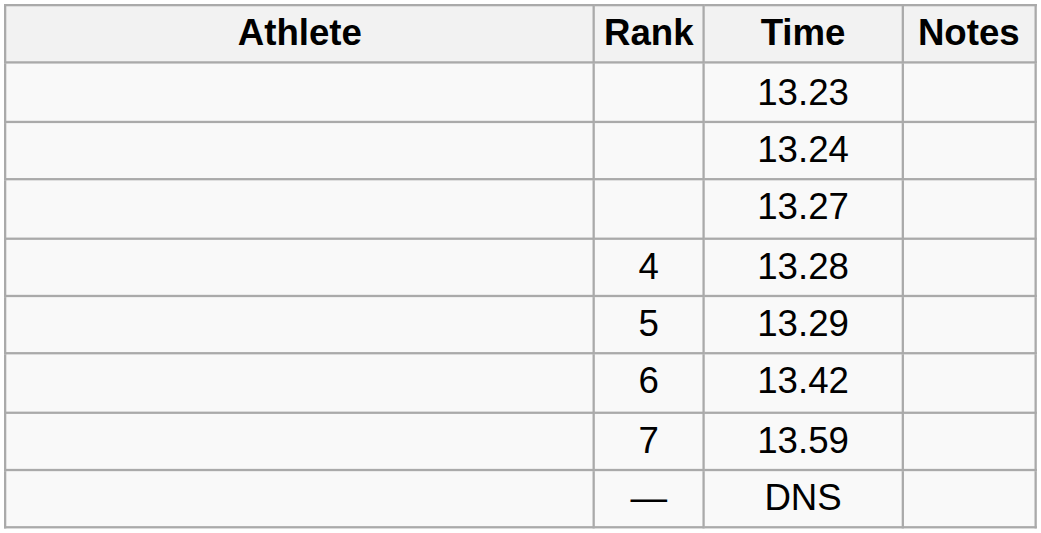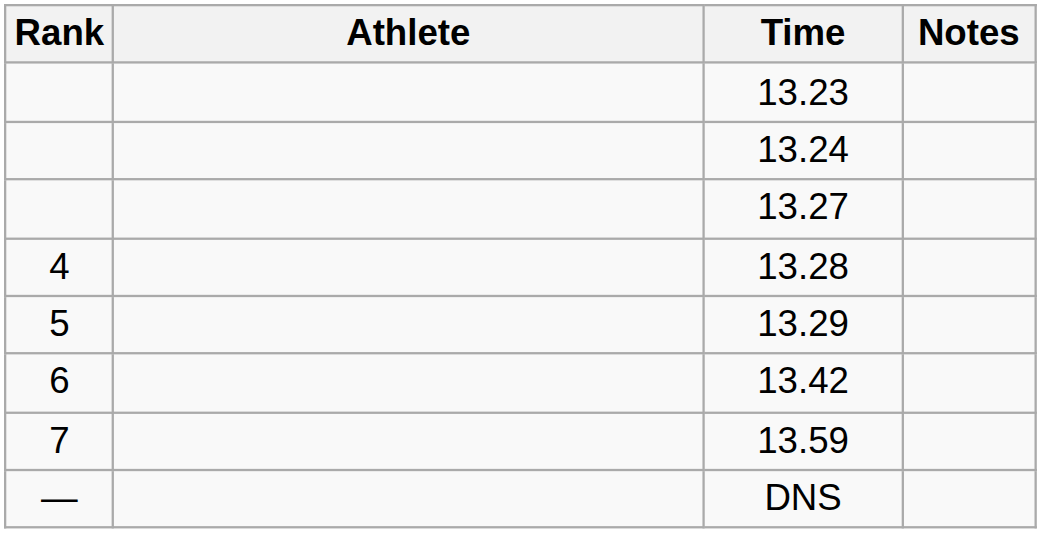columns swapped: (649, 33) <-> (300, 33)
